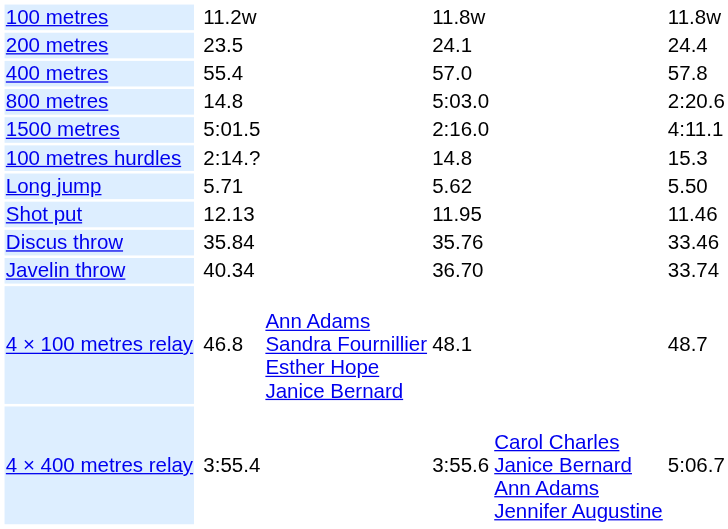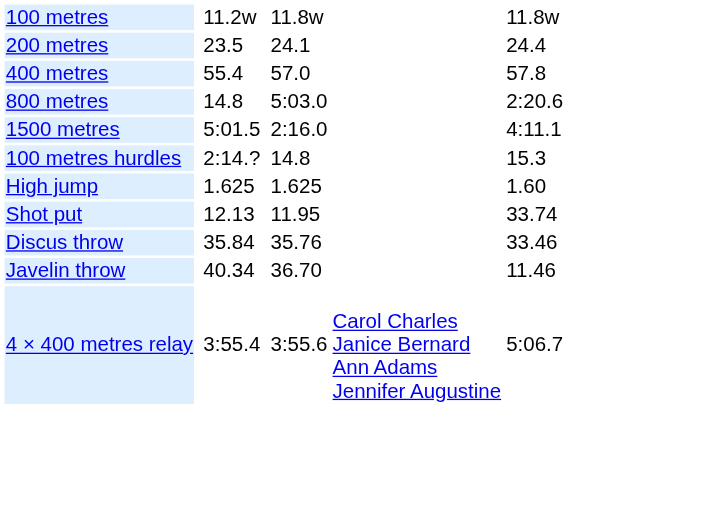+ row: (52, 186)
- row: (54, 186)
(693, 214) 11.46 -> (532, 214) 33.74
(693, 270) 33.74 -> (531, 270) 11.46
- row: (99, 344)
